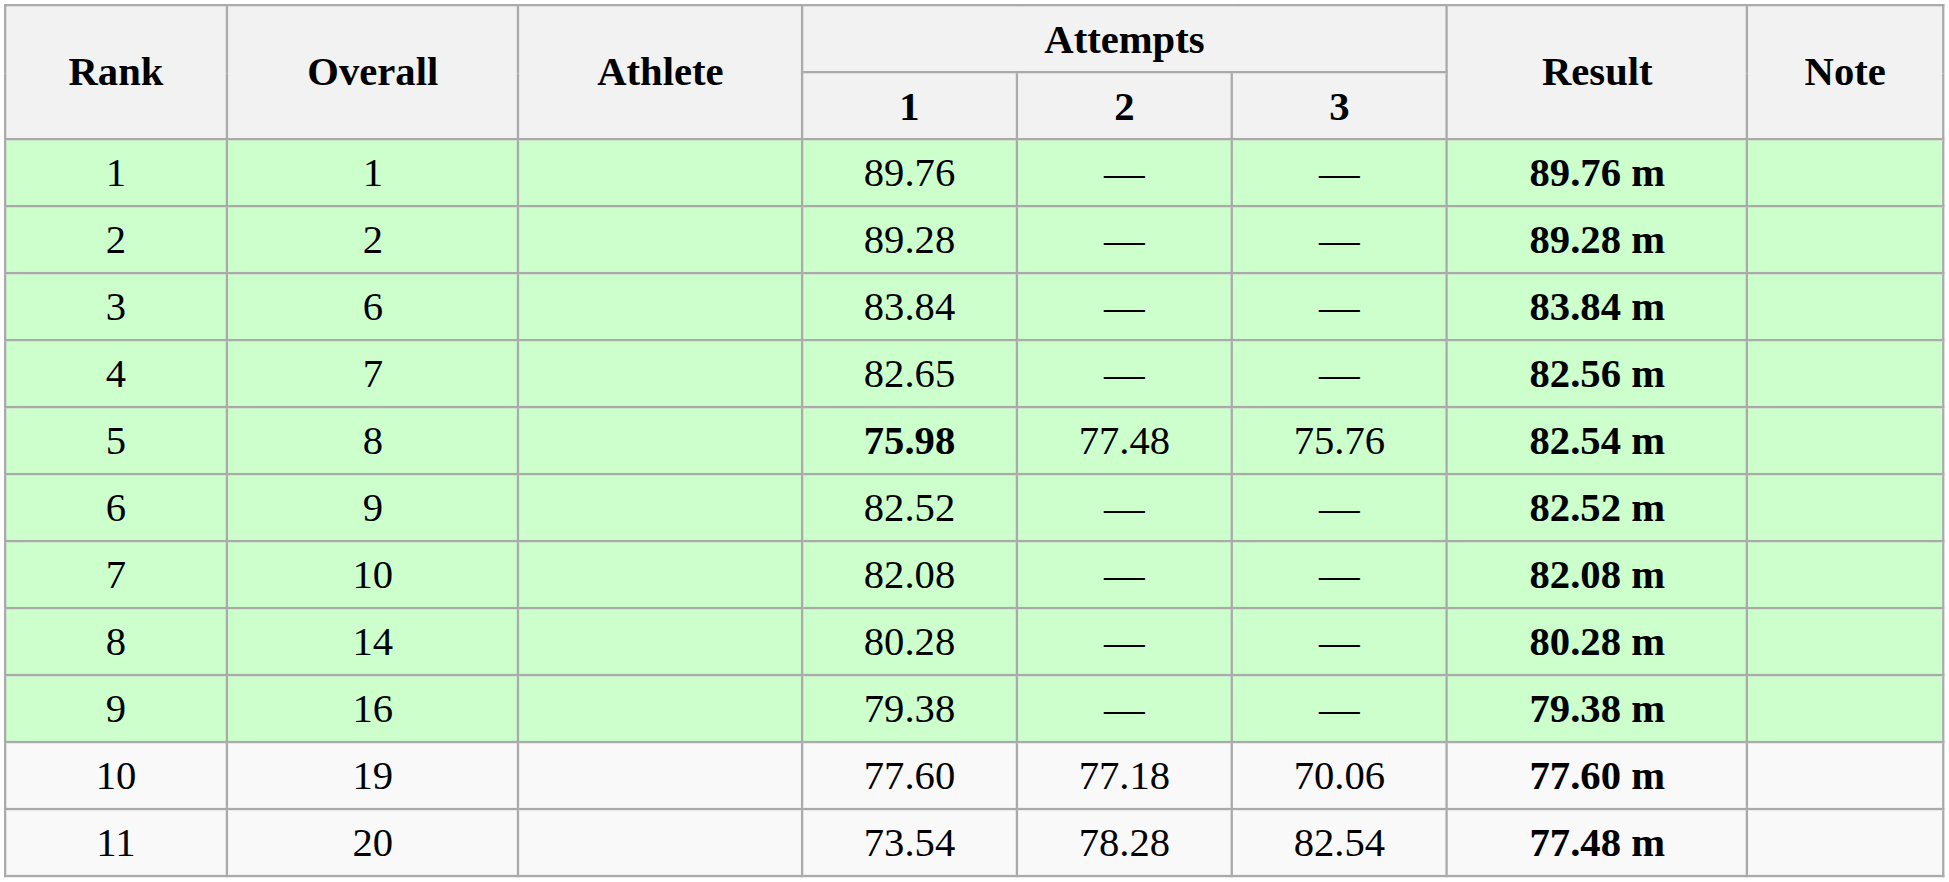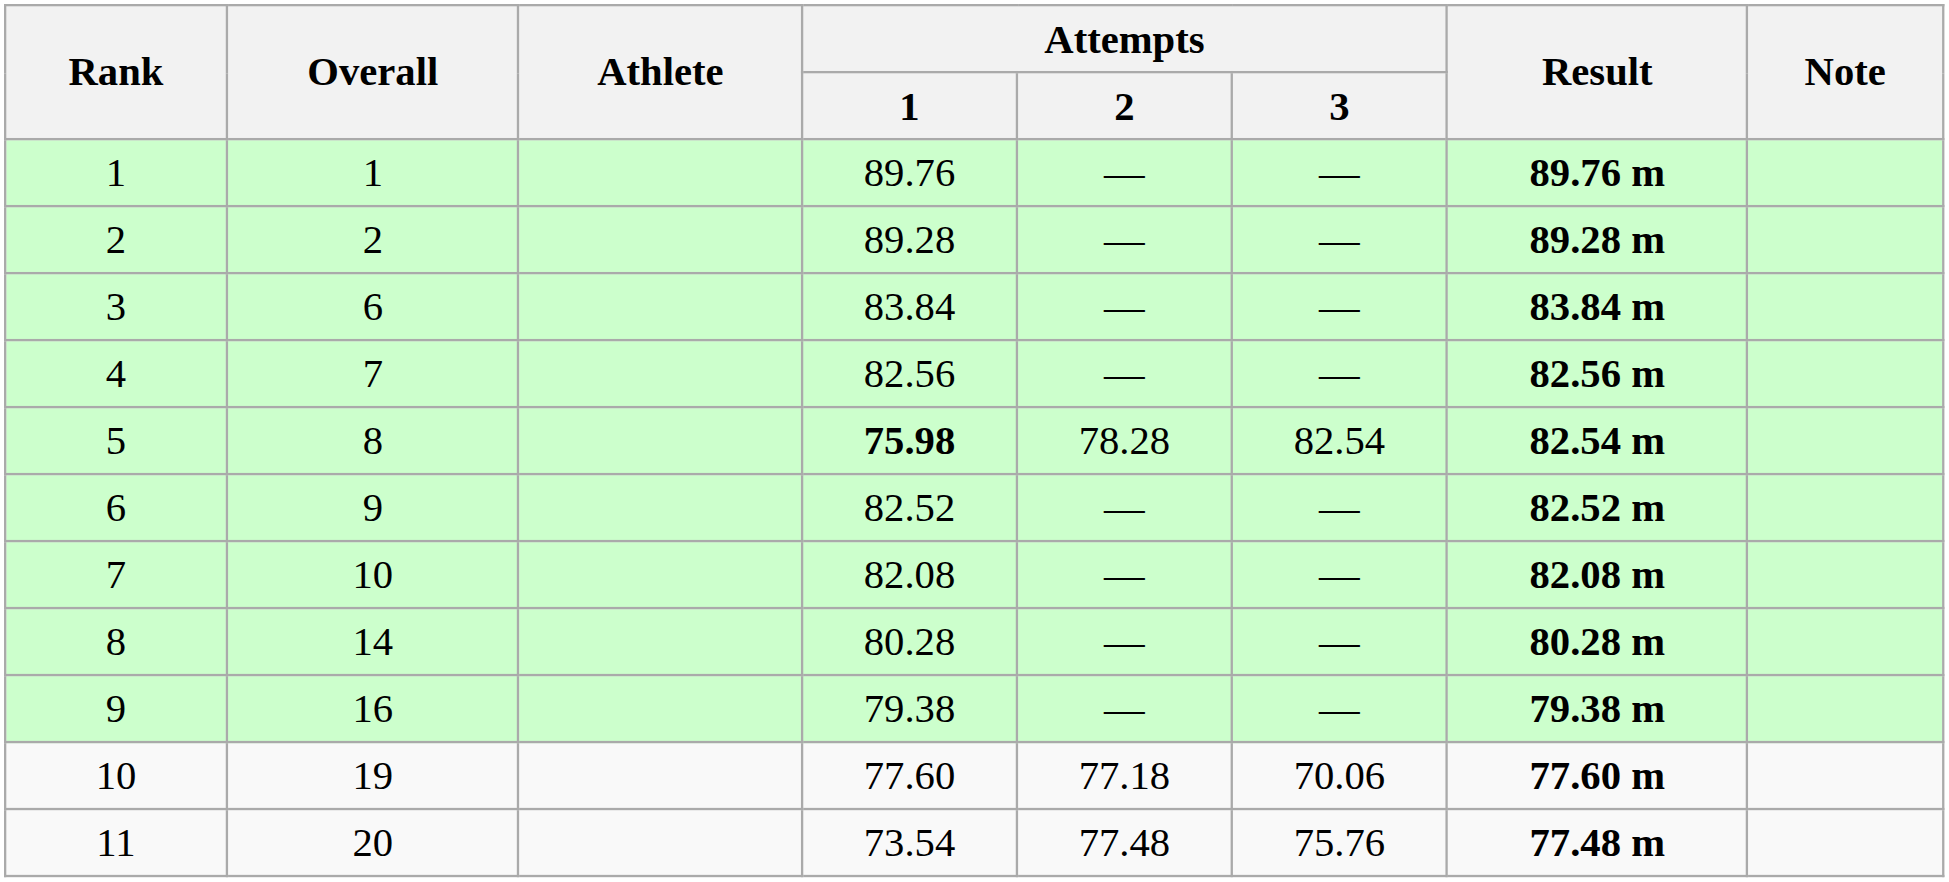(909, 372) 82.65 -> (909, 372) 82.56
(1124, 439) 77.48 -> (1124, 439) 78.28
(1339, 439) 75.76 -> (1339, 439) 82.54
(1124, 842) 78.28 -> (1124, 842) 77.48
(1339, 842) 82.54 -> (1339, 842) 75.76
